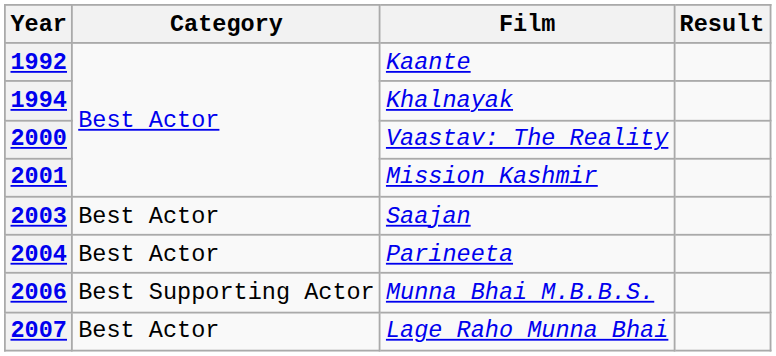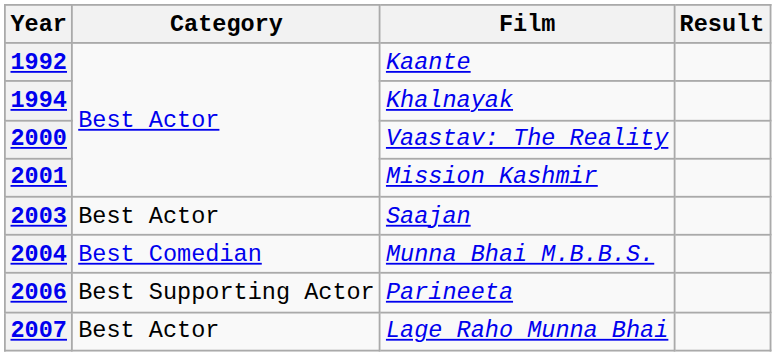(149, 254) Best Actor -> (170, 254) Best Comedian
(449, 254) Parineeta -> (520, 254) Munna Bhai M.B.B.S.
(520, 293) Munna Bhai M.B.B.S. -> (449, 293) Parineeta
